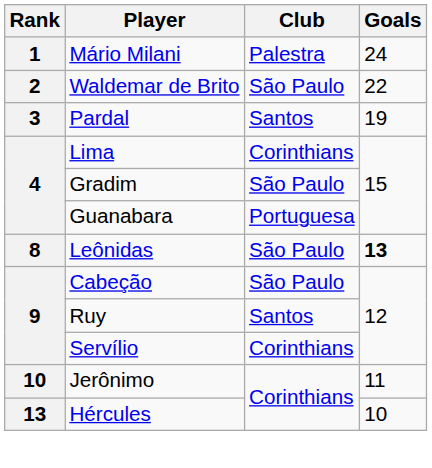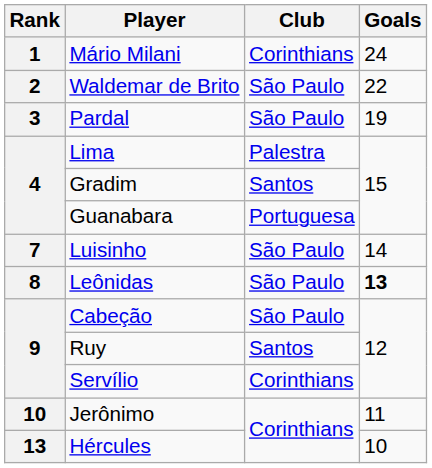(287, 53) Palestra -> (301, 53) Corinthians
(281, 119) Santos -> (297, 119) São Paulo
(301, 151) Corinthians -> (287, 151) Palestra
(297, 184) São Paulo -> (281, 184) Santos
+ row: (108, 250)
